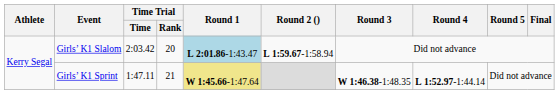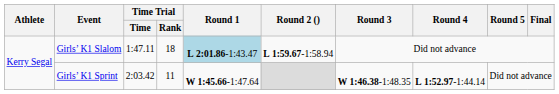(140, 49) 2:03.42 -> (140, 49) 1:47.11
(170, 49) 20 -> (170, 49) 18
(140, 76) 1:47.11 -> (140, 76) 2:03.42
(170, 76) 21 -> (170, 76) 11
(222, 82) khaki background -> (222, 82) no background
